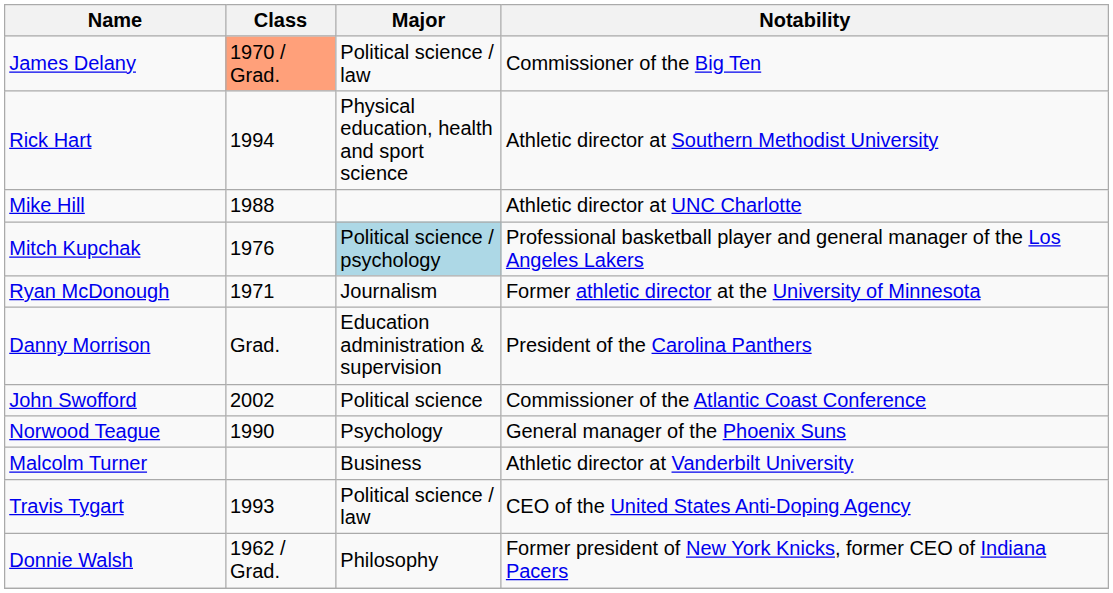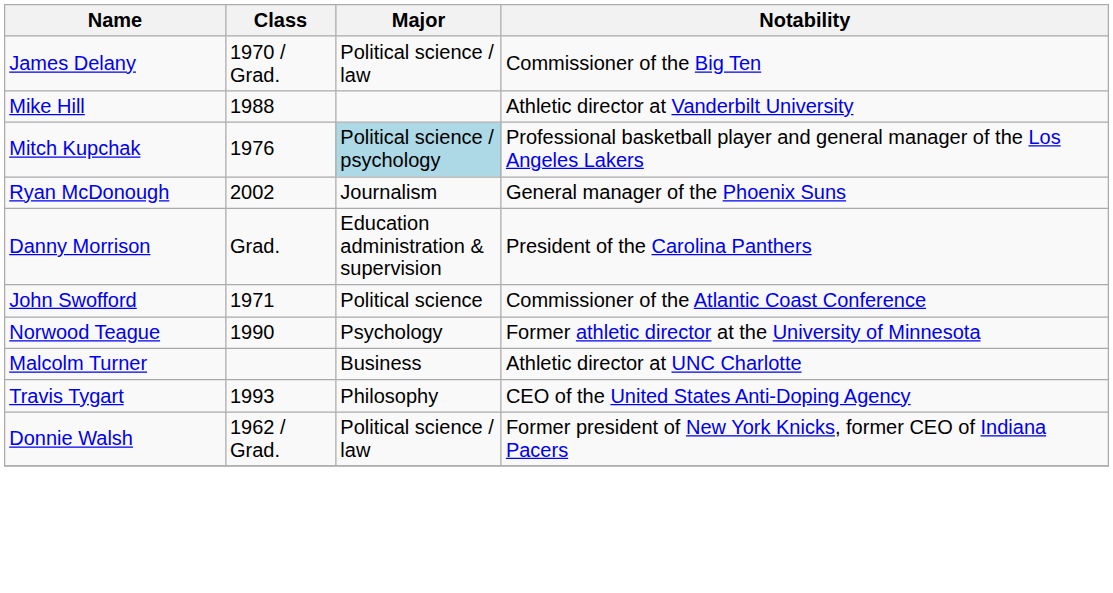(258, 63) lightsalmon background -> (258, 63) no background
- row: (50, 140)
(654, 205) Athletic director at UNC Charlotte -> (680, 106) Athletic director at Vanderbilt University
(252, 291) 1971 -> (252, 192) 2002
(743, 291) Former athletic director at the University of Minnesota -> (676, 192) General manager of the Phoenix Suns
(252, 399) 2002 -> (252, 300) 1971
(676, 431) General manager of the Phoenix Suns -> (743, 332) Former athletic director at the University of Minnesota
(680, 463) Athletic director at Vanderbilt University -> (654, 364) Athletic director at UNC Charlotte
(417, 506) Political science / law -> (389, 395) Philosophy
(389, 560) Philosophy -> (417, 438) Political science / law
